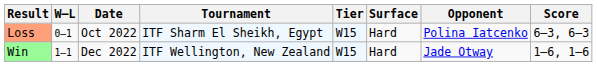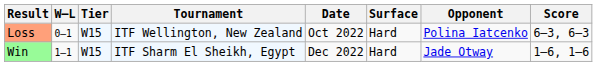columns swapped: (109, 14) <-> (350, 14)
(233, 33) ITF Sharm El Sheikh, Egypt -> (208, 33) ITF Wellington, New Zealand
(236, 52) ITF Wellington, New Zealand -> (205, 52) ITF Sharm El Sheikh, Egypt
